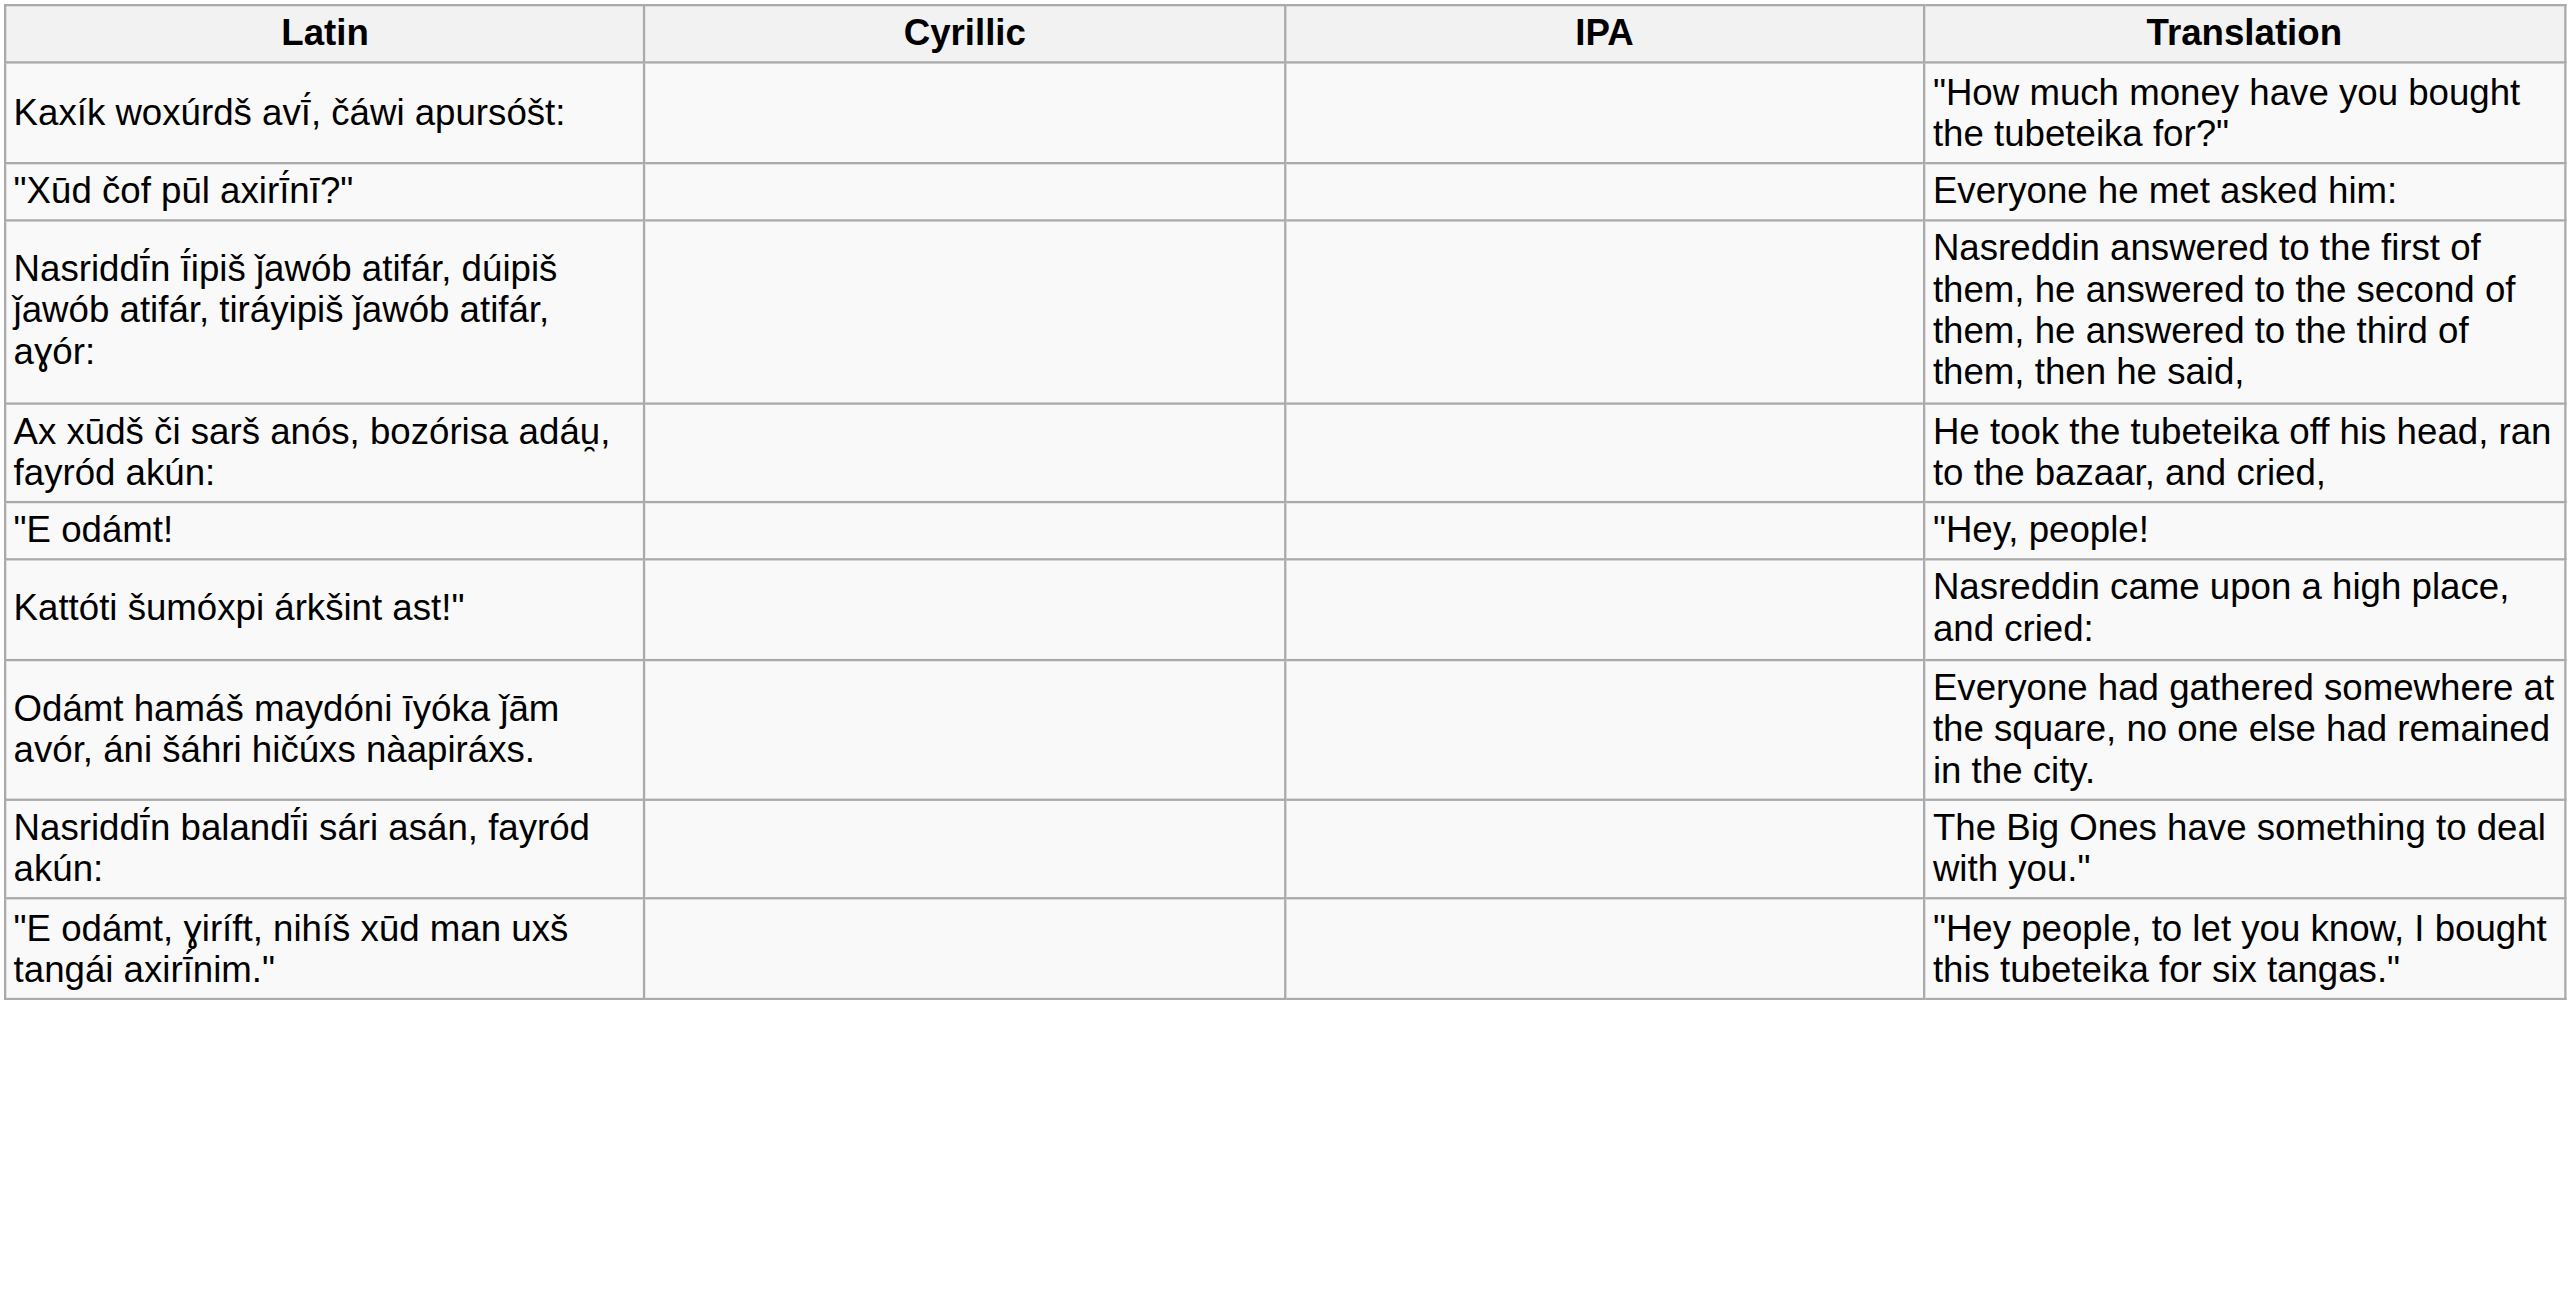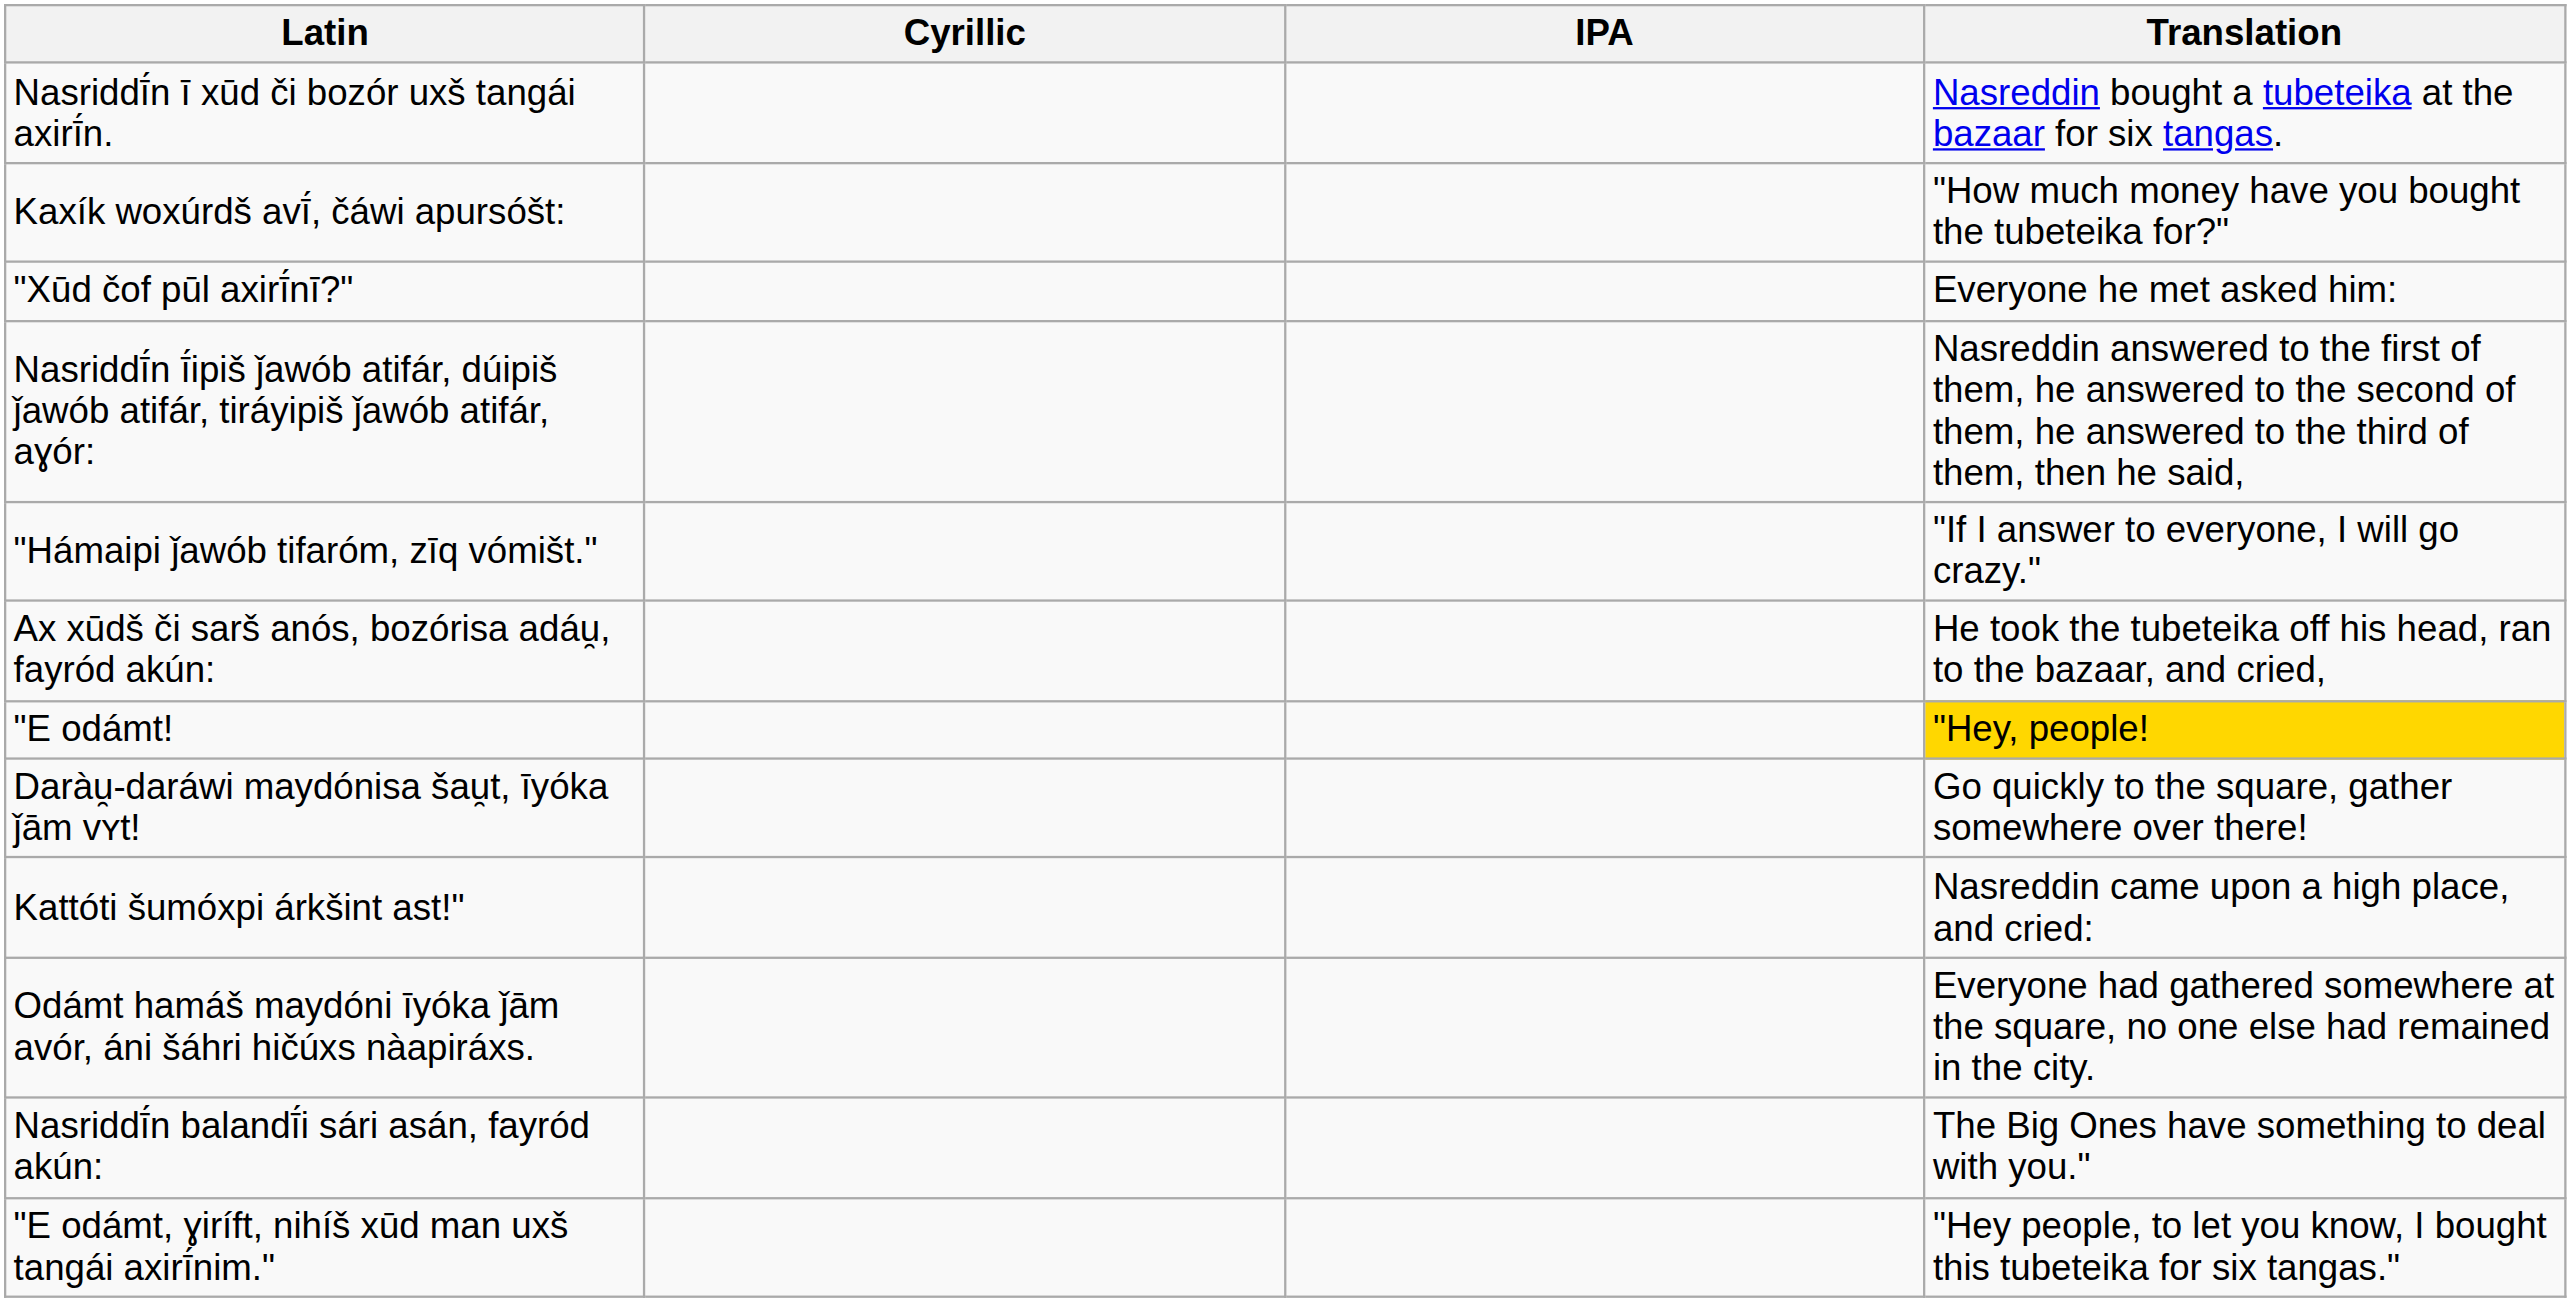+ row: (295, 112)
+ row: (306, 550)
(2041, 530) no background -> (2041, 728) gold background
+ row: (311, 807)
